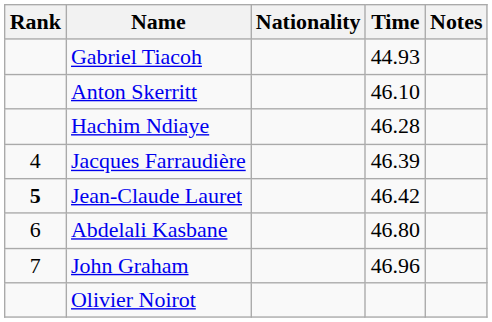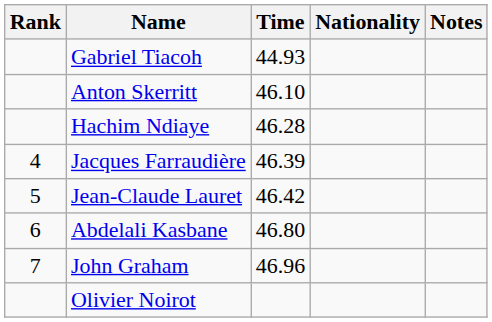columns swapped: (308, 21) <-> (395, 21)
(35, 195) bold -> (35, 195) normal
